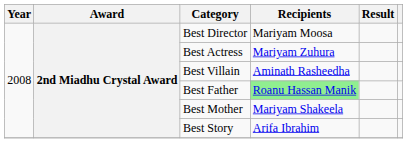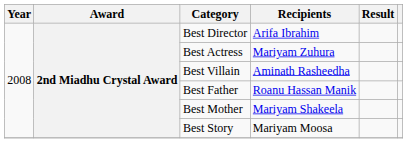(293, 33) Mariyam Moosa -> (286, 33) Arifa Ibrahim
(305, 90) lightgreen background -> (305, 90) no background
(286, 128) Arifa Ibrahim -> (293, 128) Mariyam Moosa
